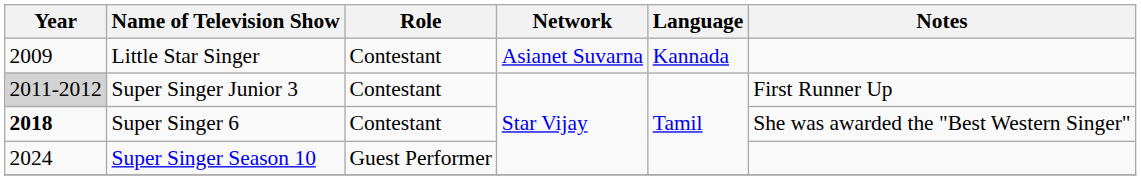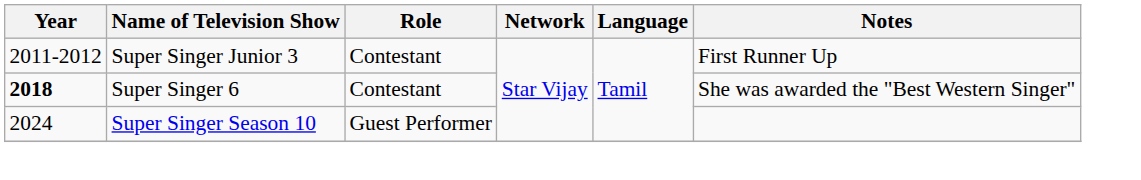- row: (185, 55)
(56, 89) lightgrey background -> (56, 55) no background
